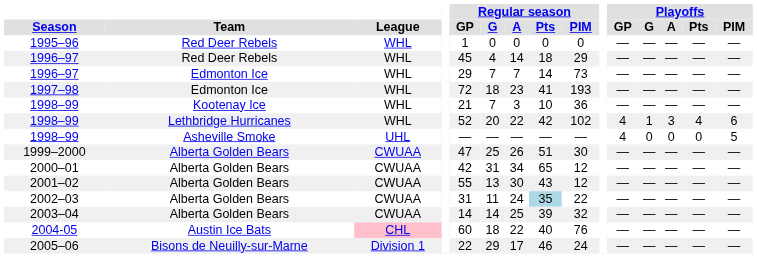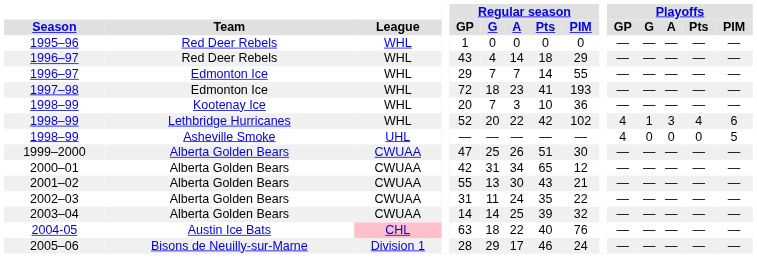(465, 58) 45 -> (465, 58) 43
(581, 74) 73 -> (581, 74) 55
(465, 105) 21 -> (465, 105) 20
(581, 183) 12 -> (581, 183) 21
(545, 199) lightblue background -> (545, 199) no background
(465, 230) 60 -> (465, 230) 63
(465, 245) 22 -> (465, 245) 28
